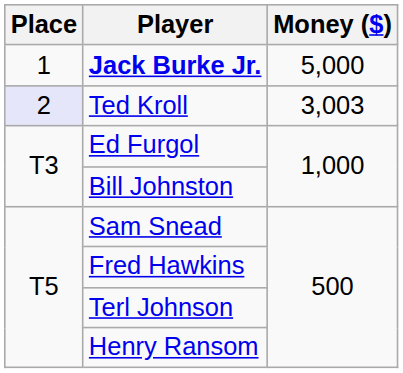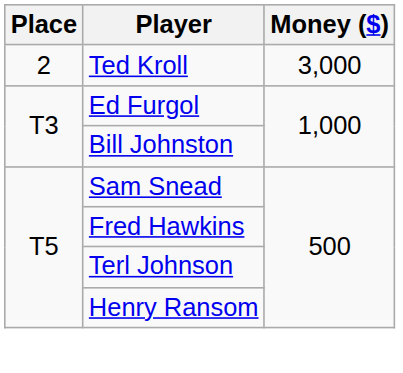- row: (175, 65)
(44, 105) lavender background -> (44, 65) no background
(333, 105) 3,003 -> (330, 65) 3,000
